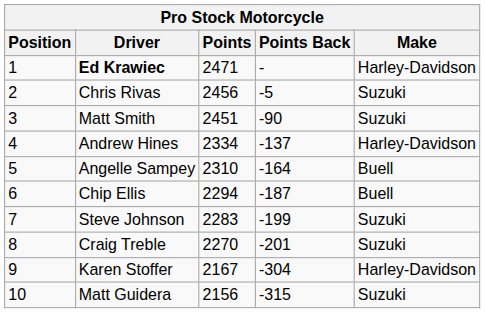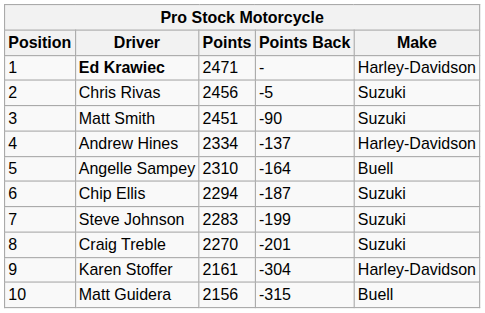(376, 194) Buell -> (382, 194) Suzuki
(220, 270) 2167 -> (220, 270) 2161
(382, 295) Suzuki -> (376, 295) Buell
